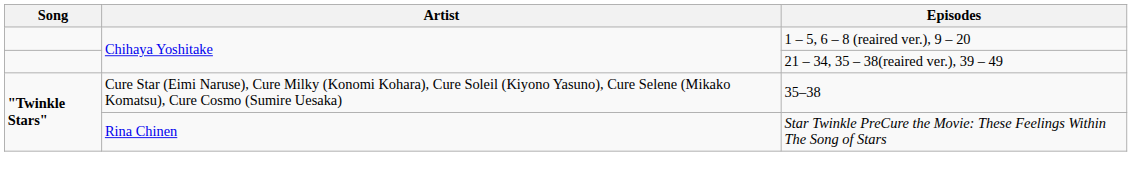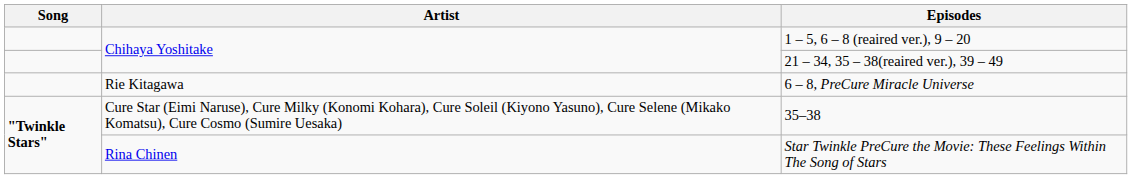+ row: (879, 84)
